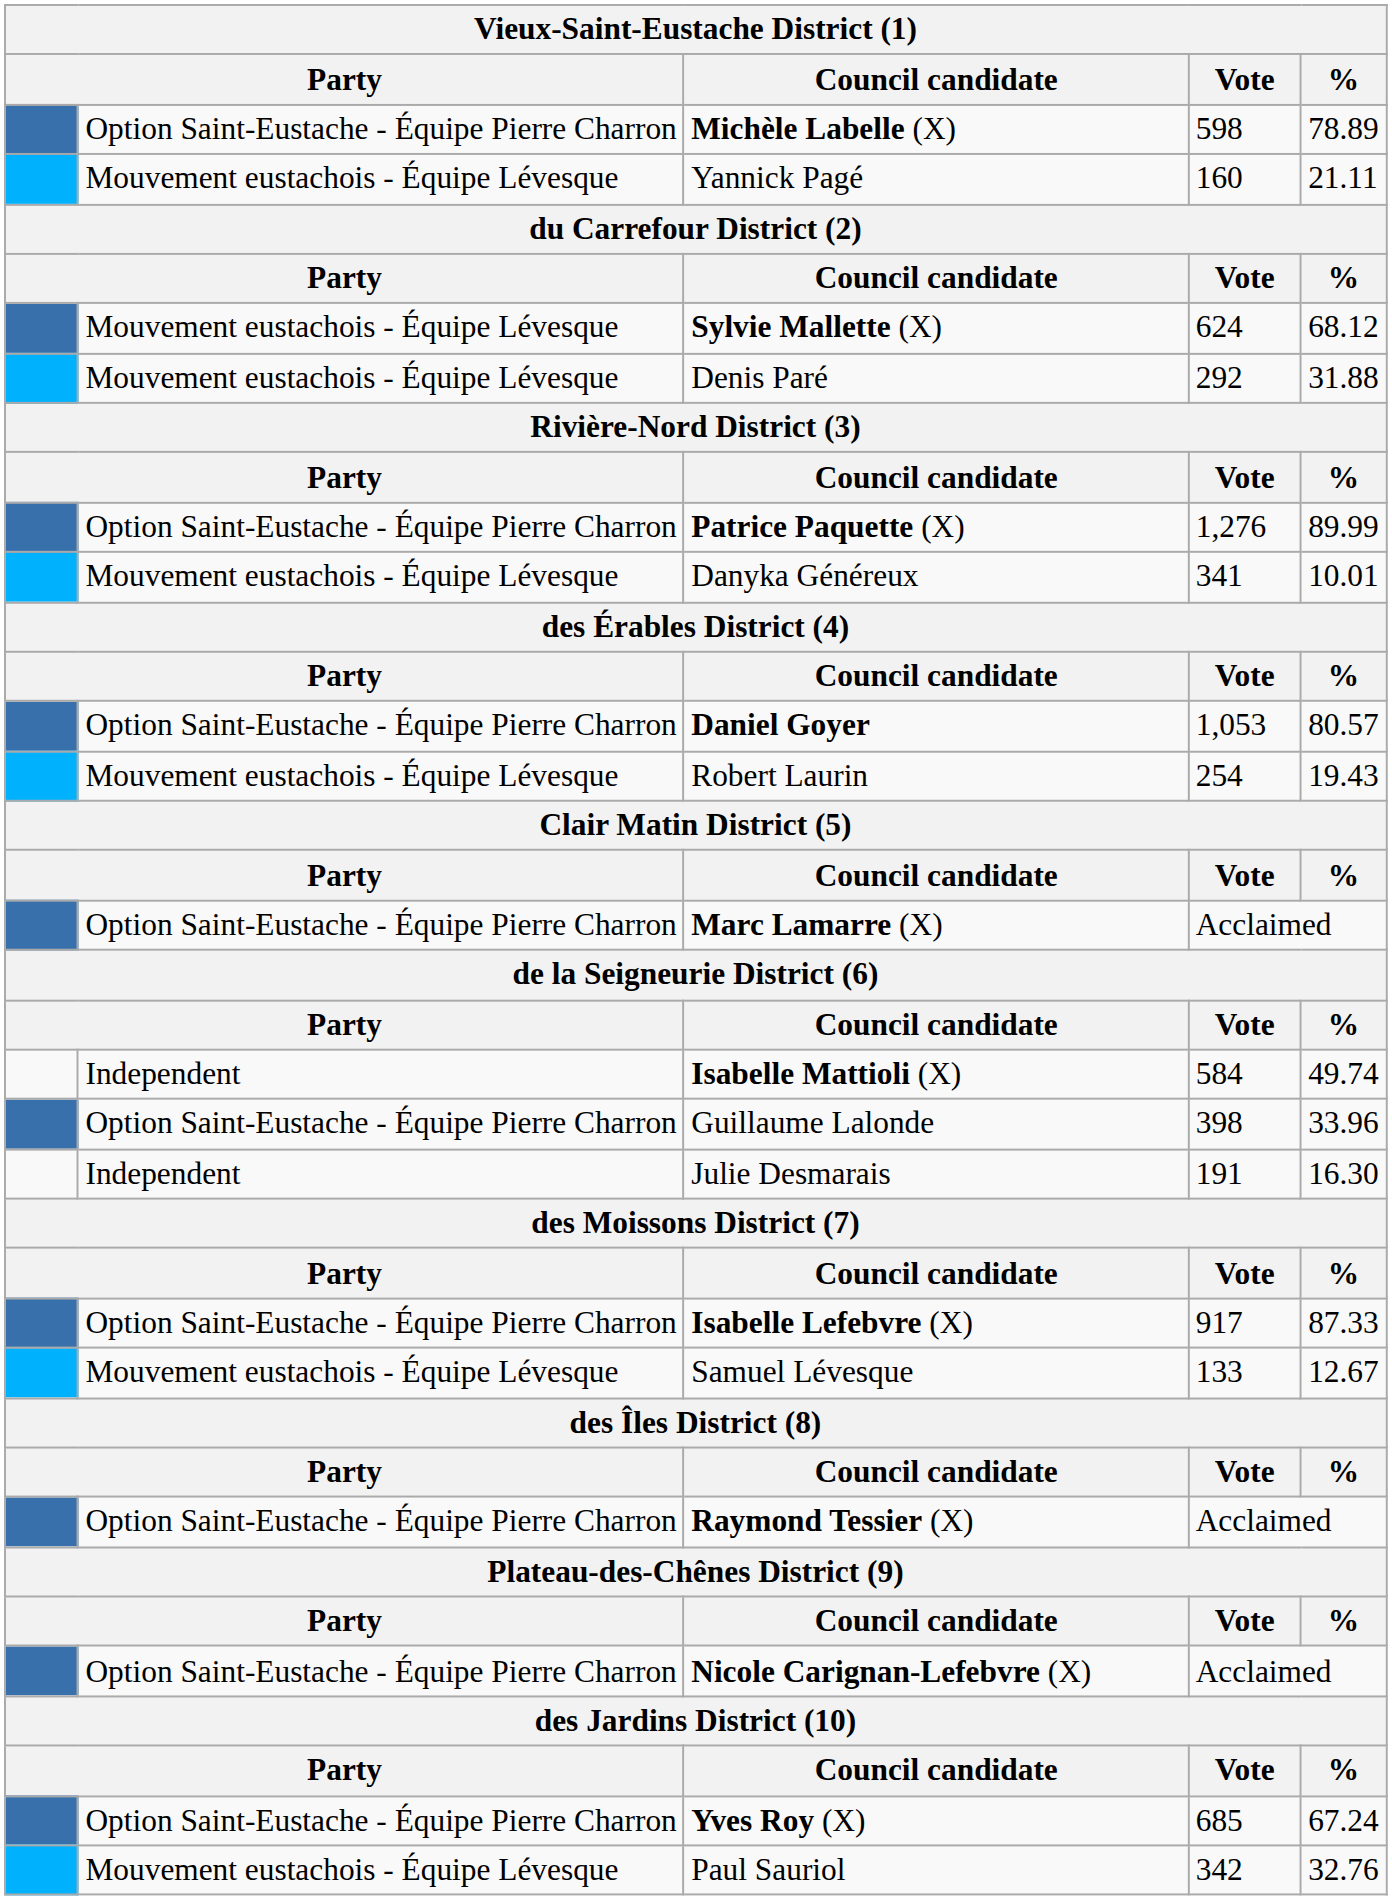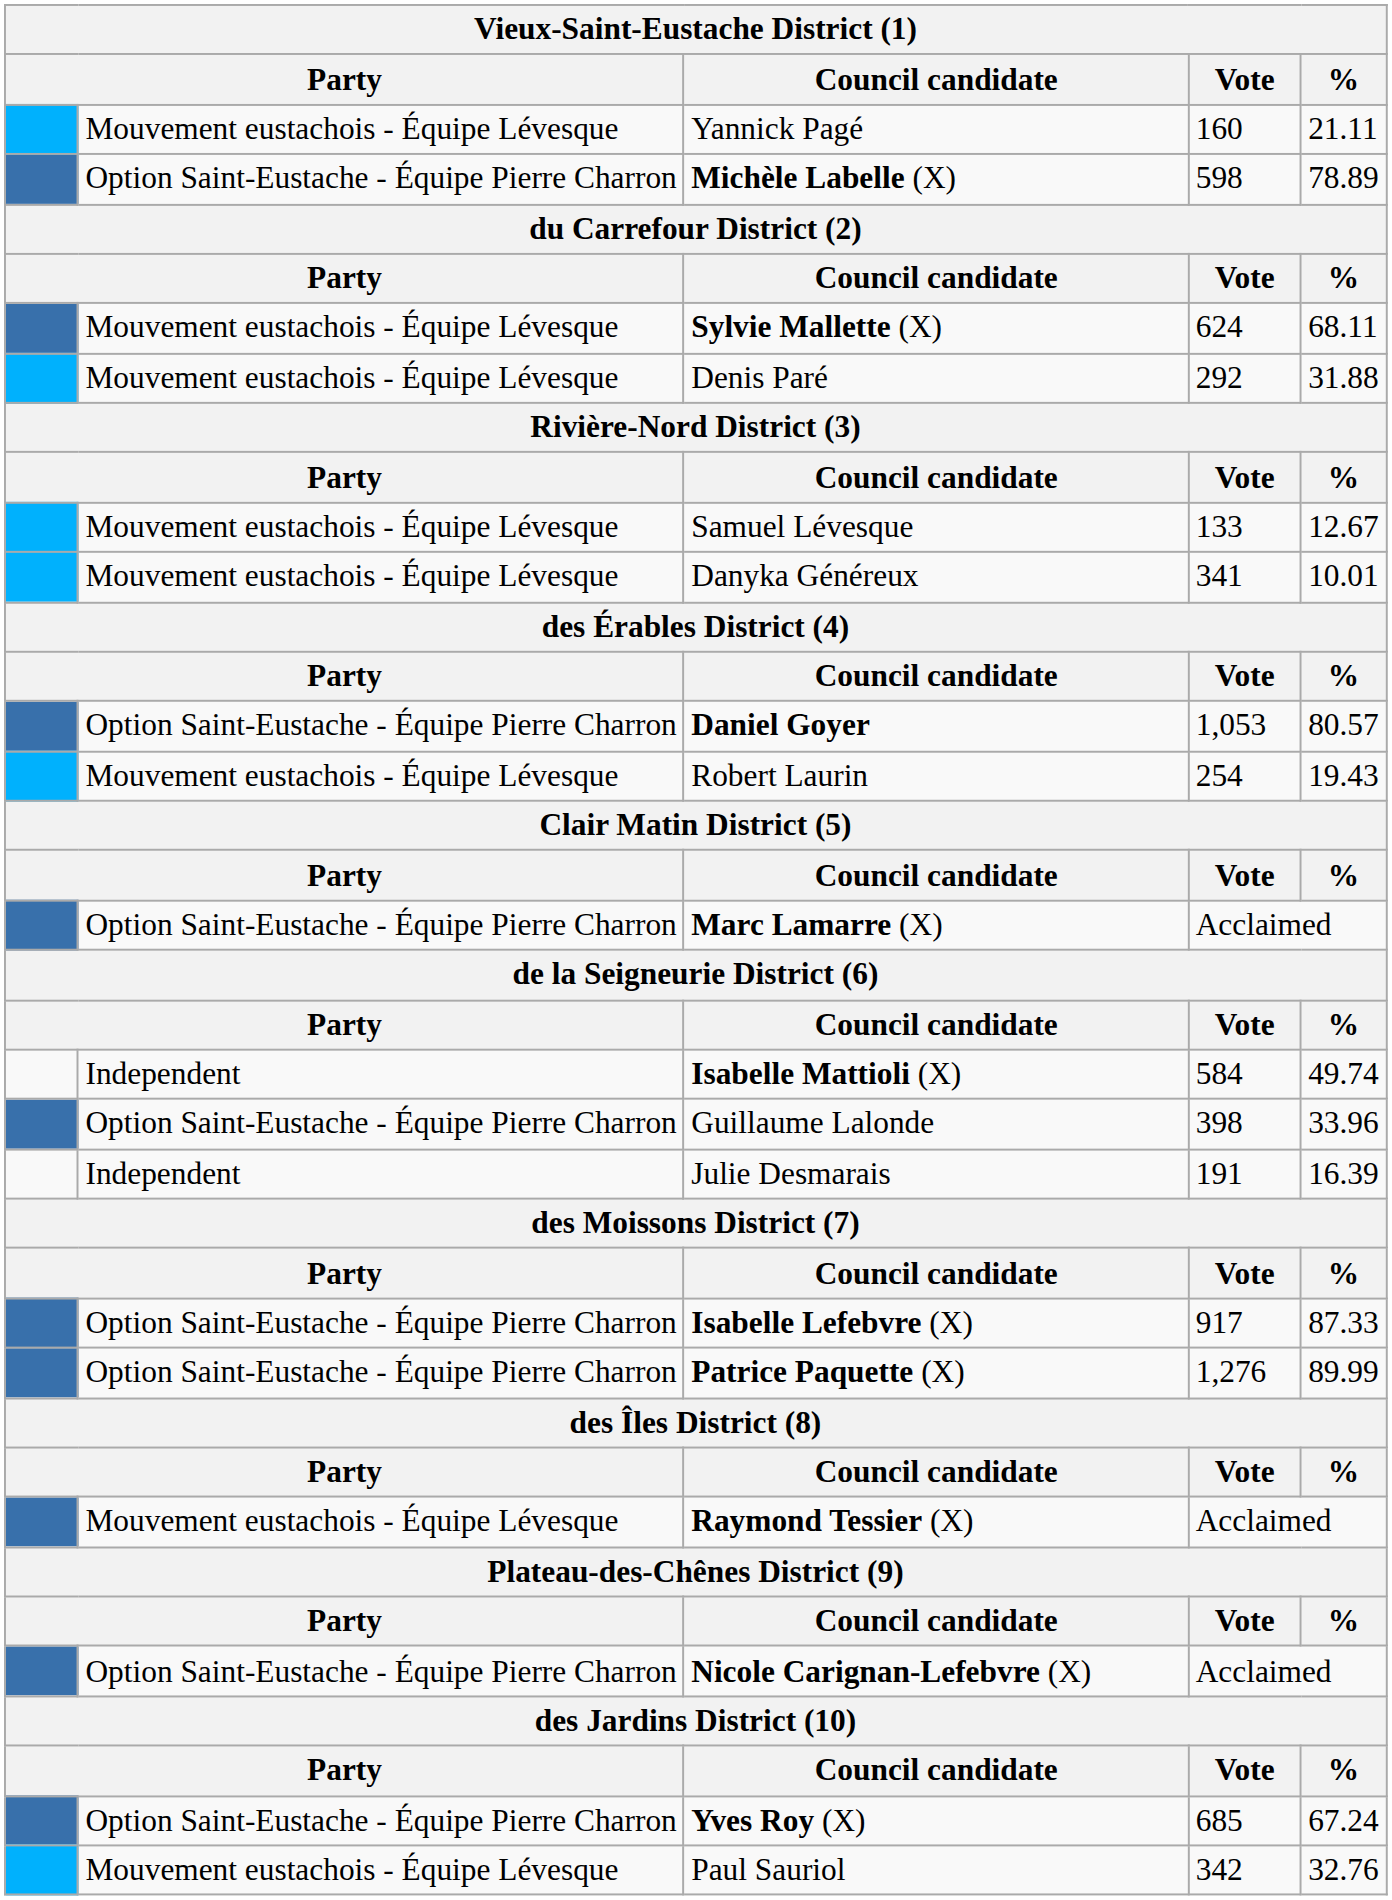rows swapped: (824, 128) <-> (777, 178)
(1343, 327) 68.12 -> (1343, 327) 68.11
rows swapped: (828, 526) <-> (802, 1372)
(1343, 1173) 16.30 -> (1343, 1173) 16.39
(381, 1521) Option Saint-Eustache - Équipe Pierre Charron -> (352, 1521) Mouvement eustachois - Équipe Lévesque
